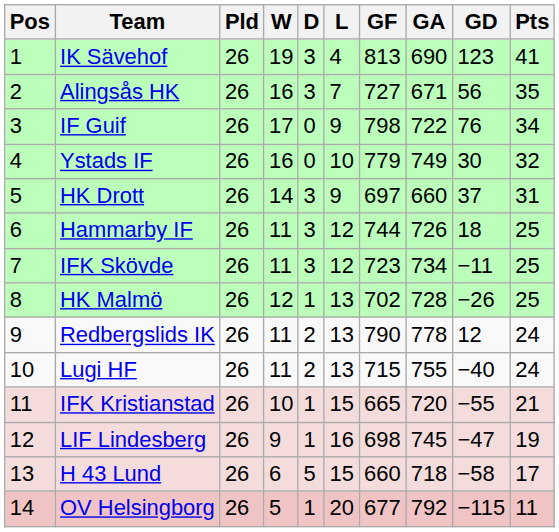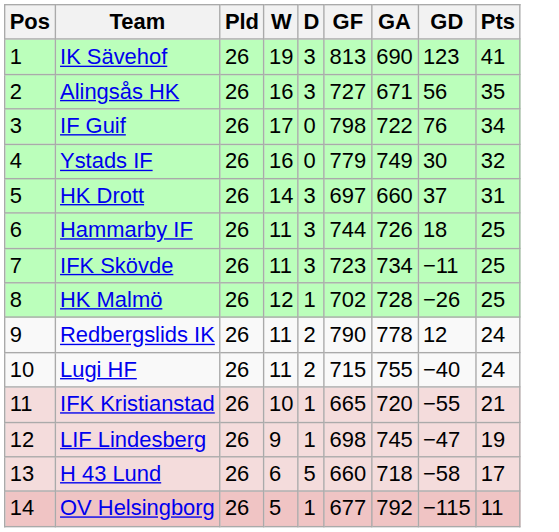- column: (342, 21)
